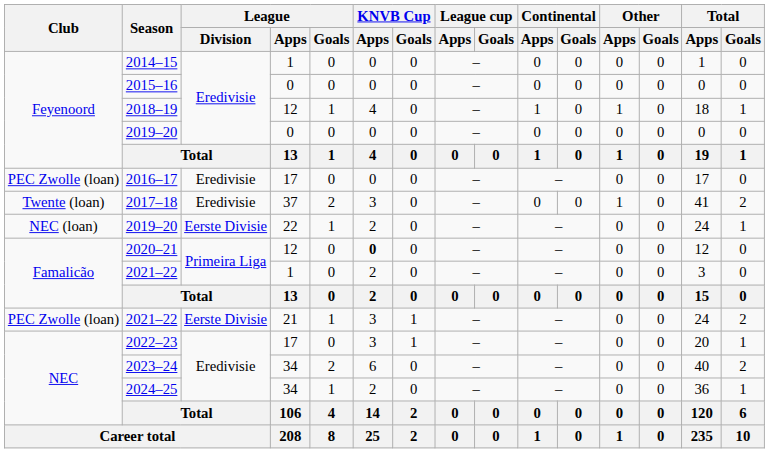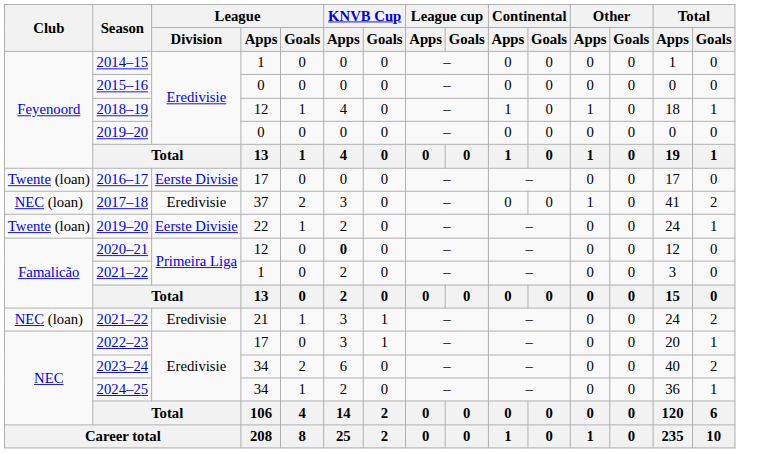(63, 179) PEC Zwolle (loan) -> (49, 179) Twente (loan)
(226, 179) Eredivisie -> (196, 179) Eerste Divisie
(63, 202) Twente (loan) -> (49, 202) NEC (loan)
(63, 226) NEC (loan) -> (49, 226) Twente (loan)
(63, 319) PEC Zwolle (loan) -> (49, 319) NEC (loan)
(226, 319) Eerste Divisie -> (196, 319) Eredivisie
